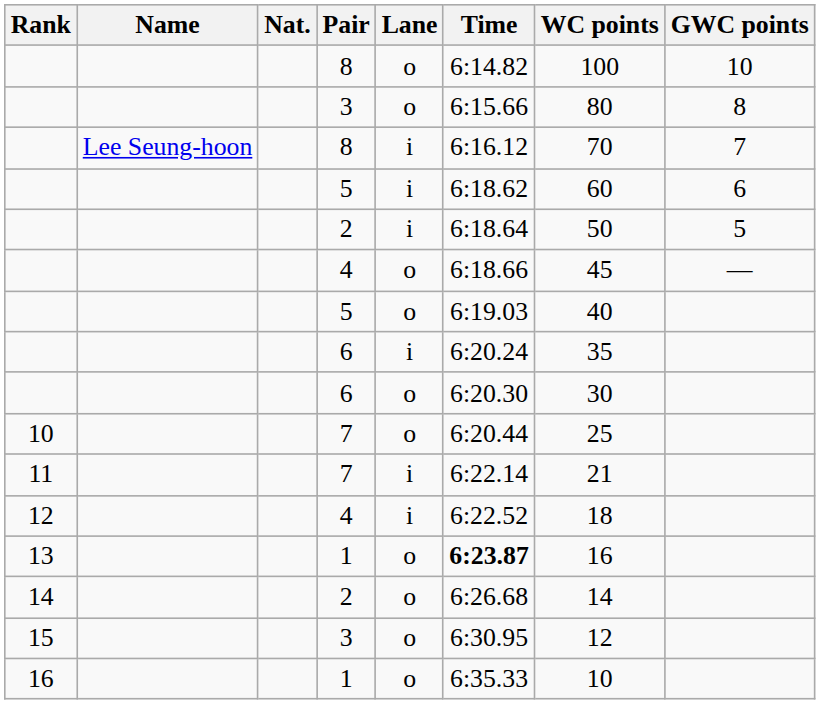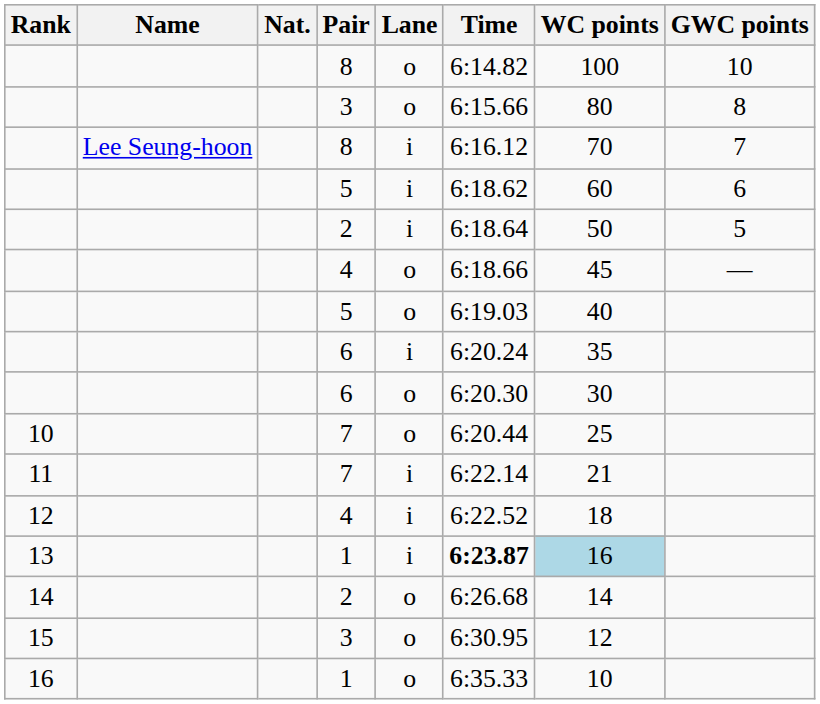(410, 556) o -> (410, 556) i
(600, 556) no background -> (600, 556) lightblue background
